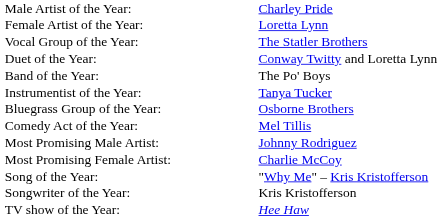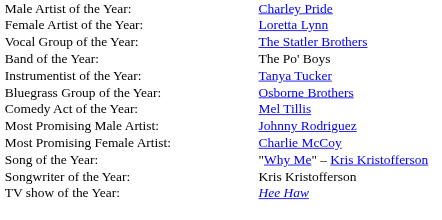- row: (51, 58)
